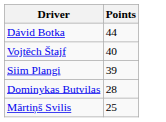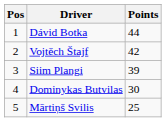+ column: (16, 14)
(111, 51) 40 -> (134, 51) 42
(111, 89) 28 -> (134, 89) 30
